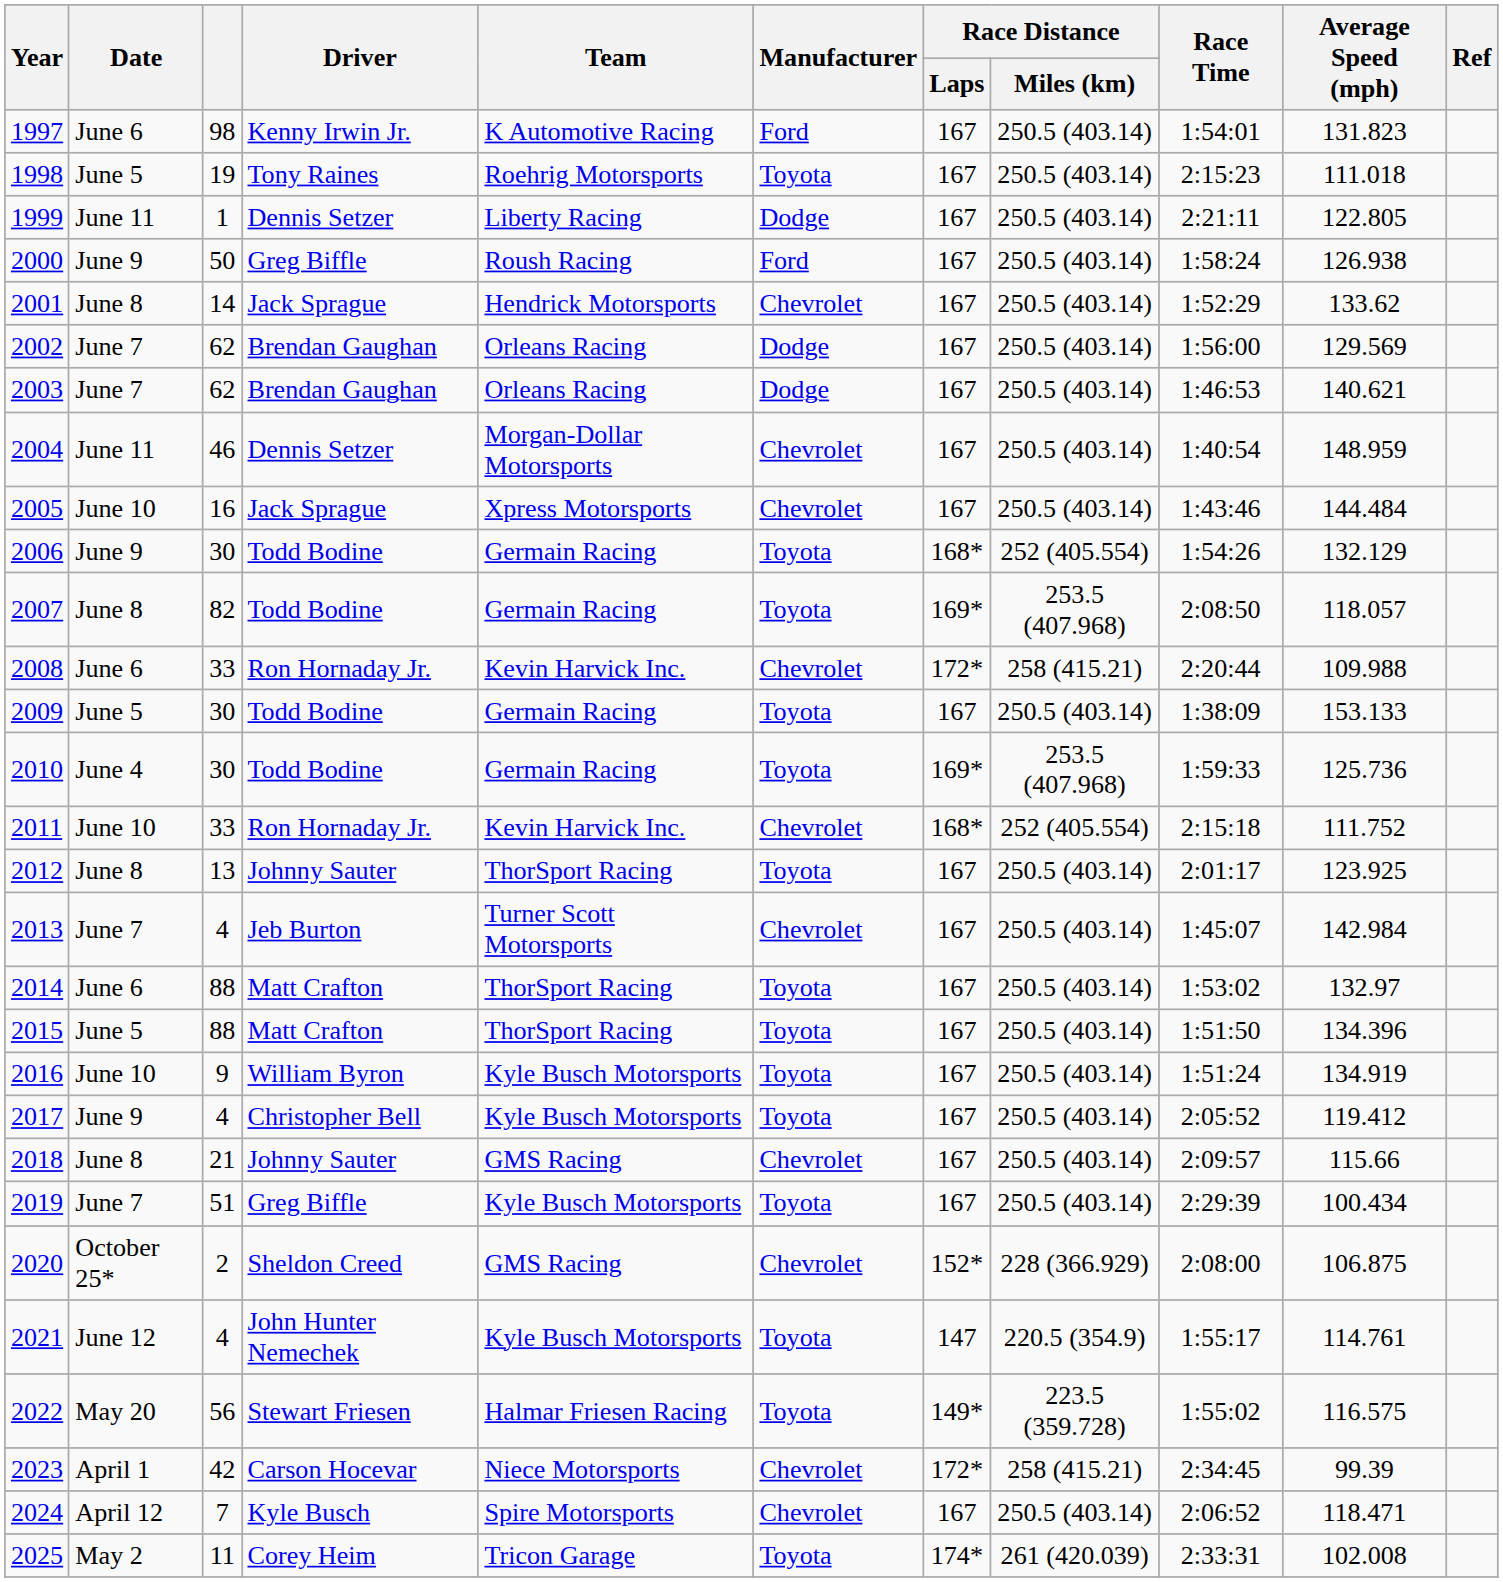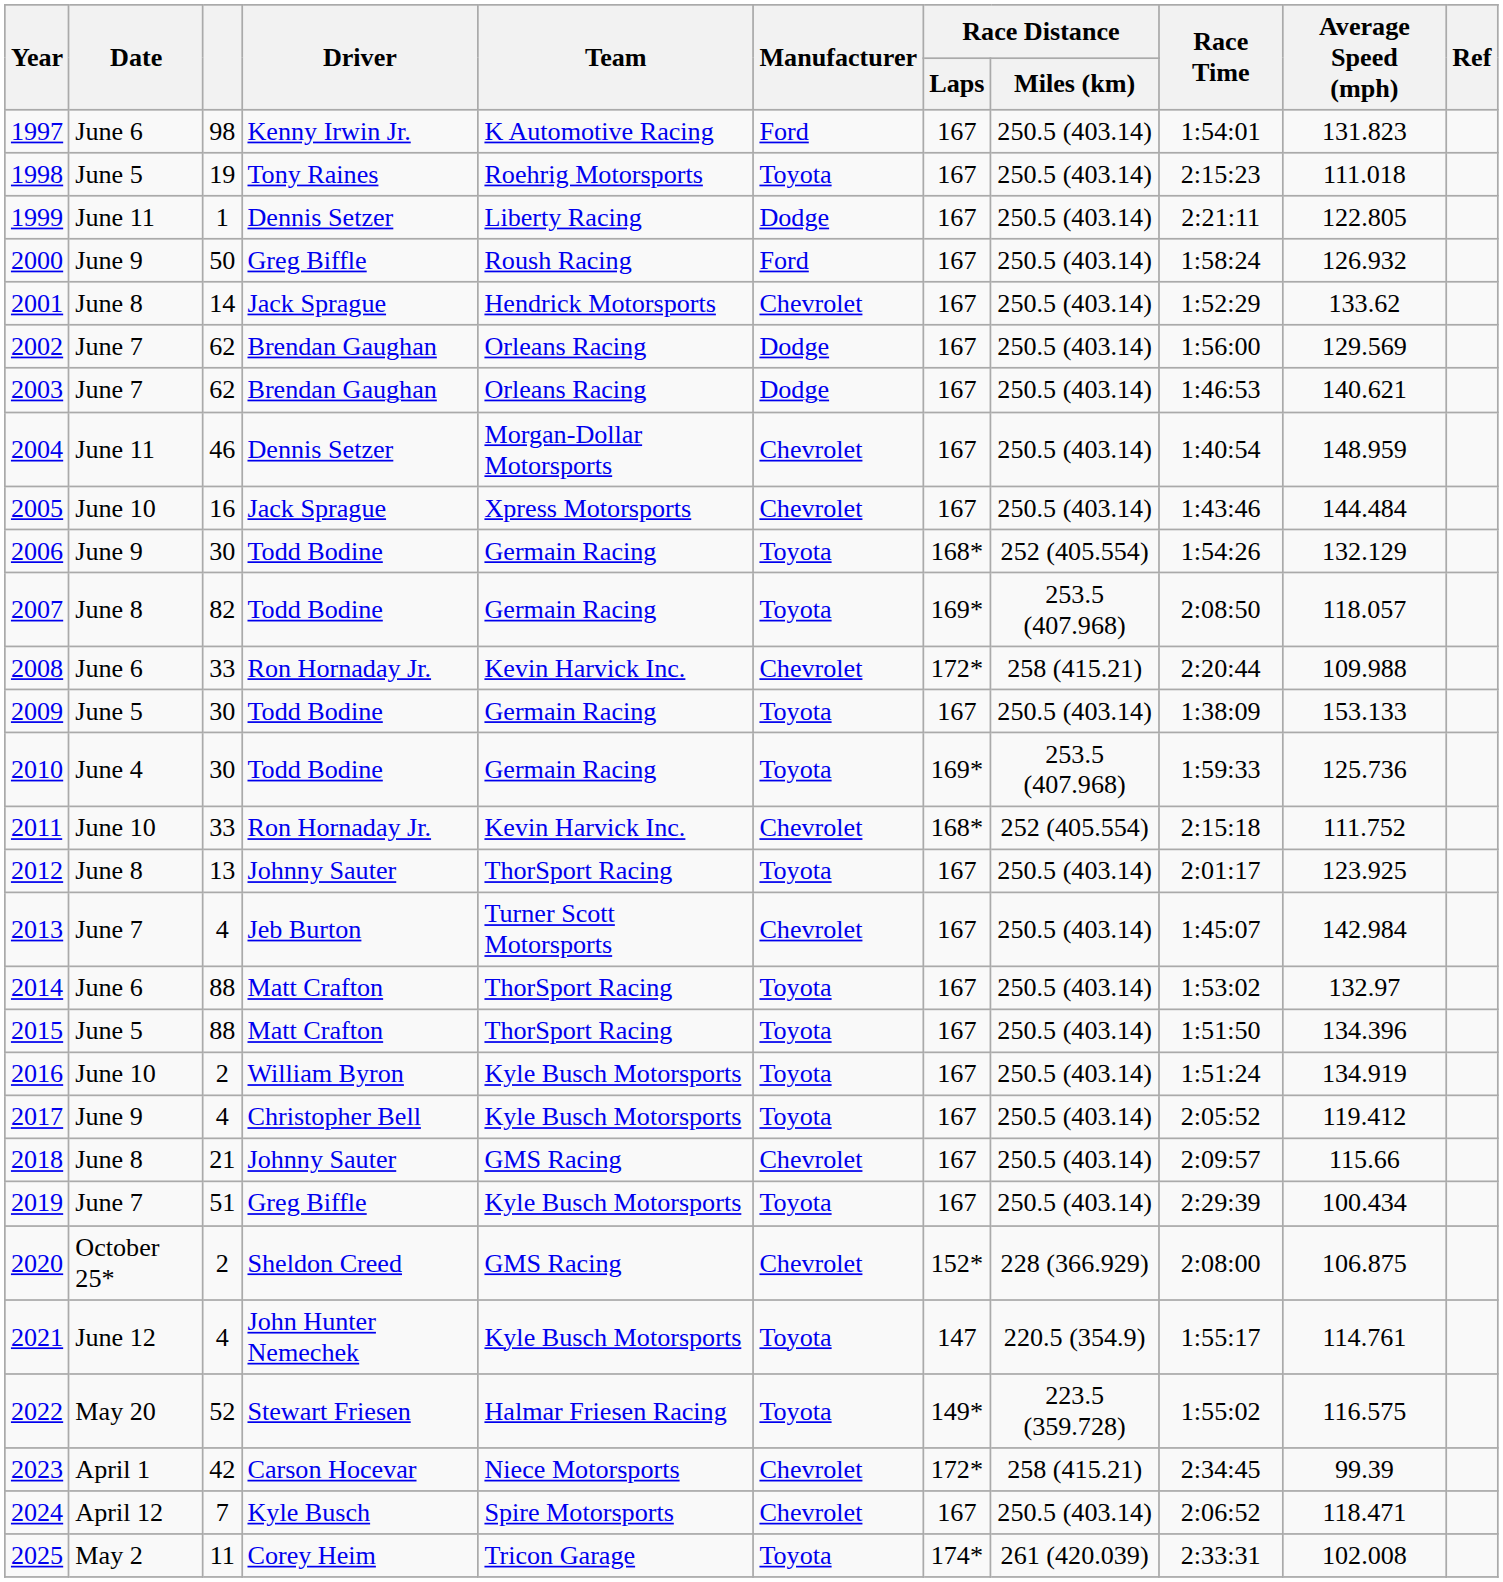(1364, 260) 126.938 -> (1364, 260) 126.932
(222, 1074) 9 -> (222, 1074) 2
(222, 1410) 56 -> (222, 1410) 52
